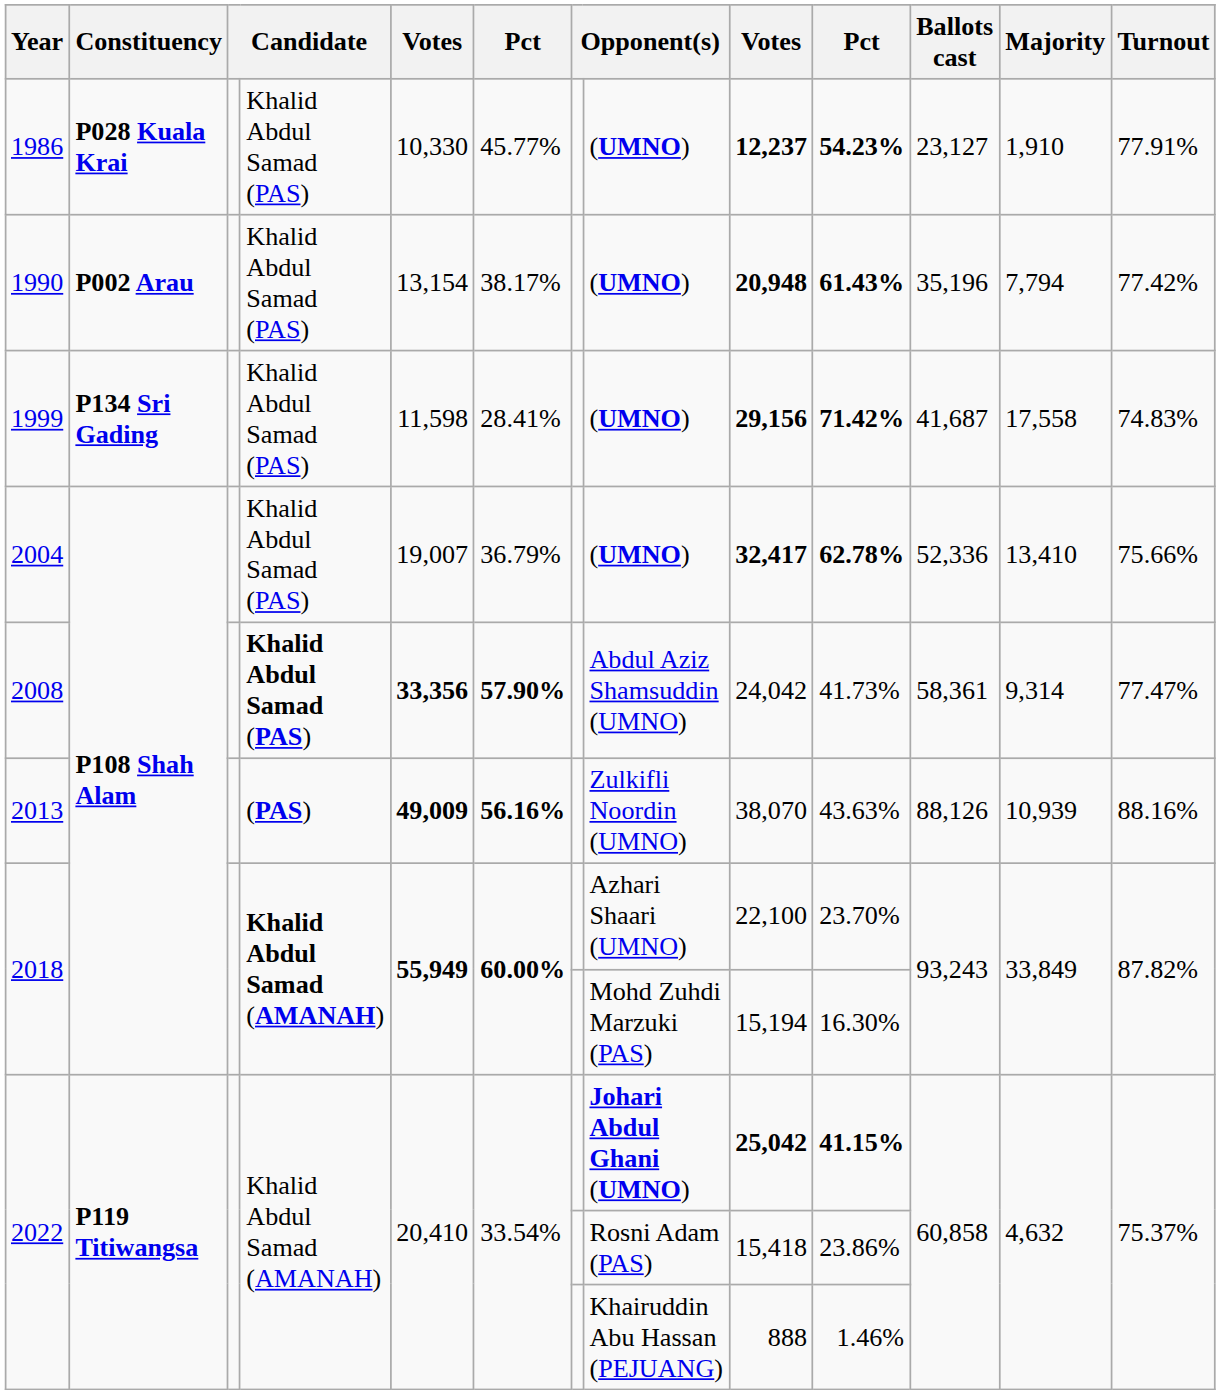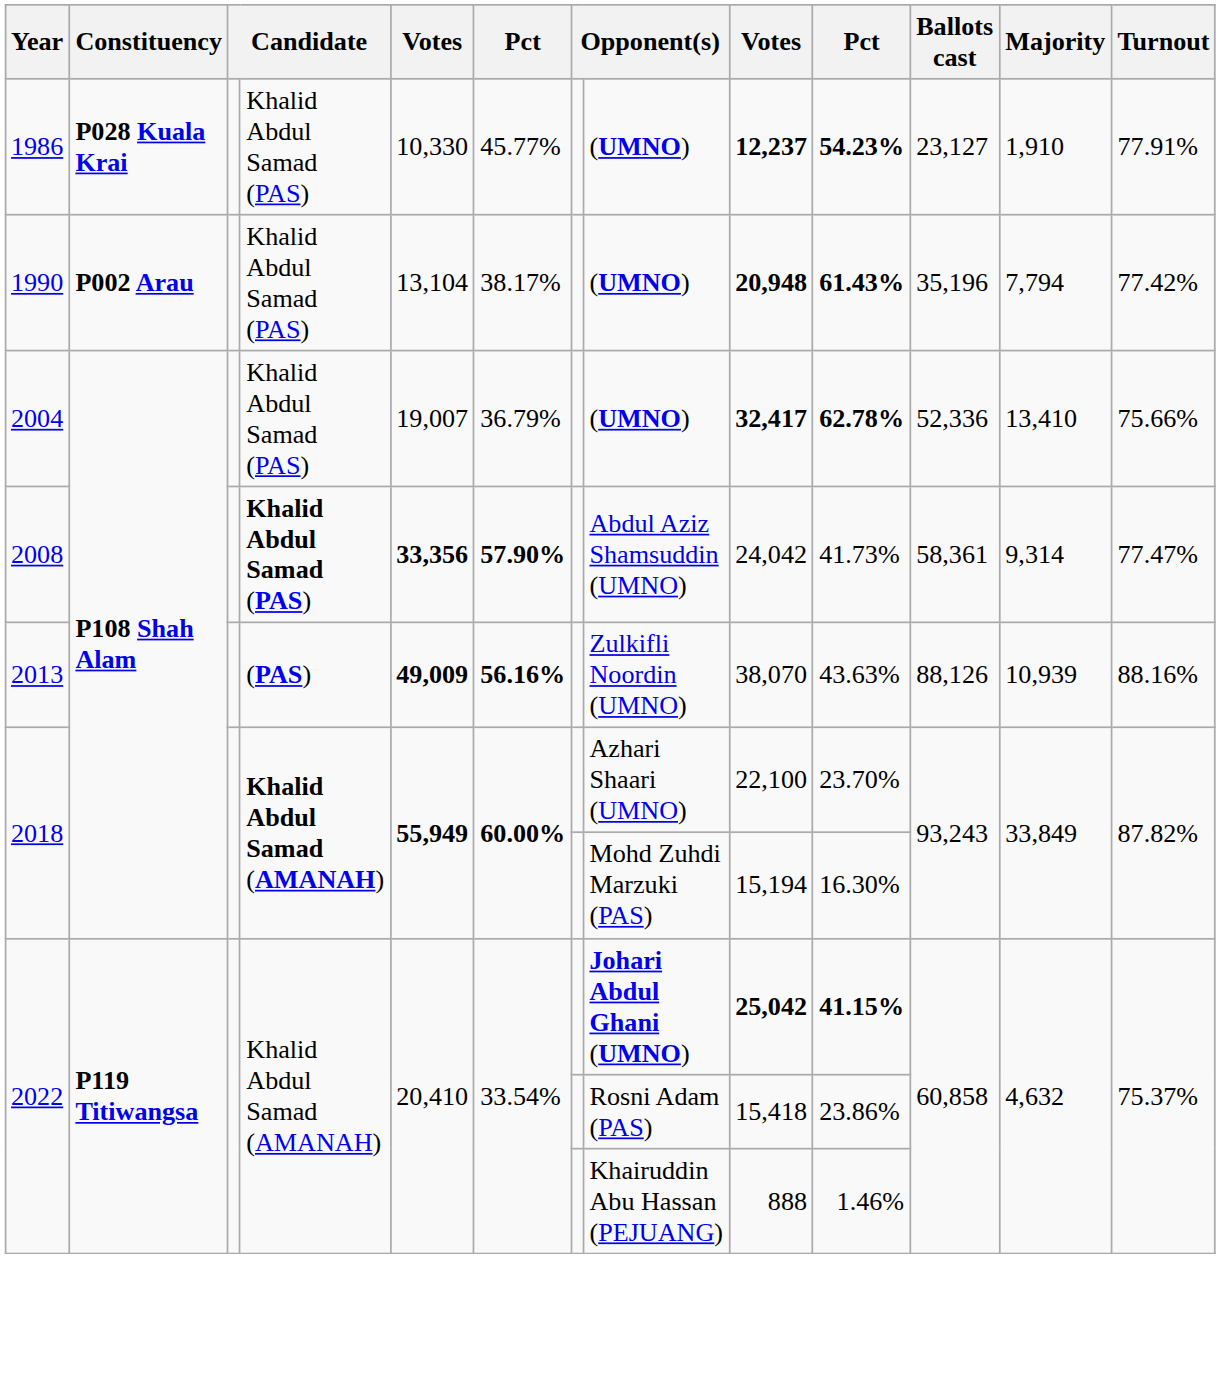(432, 282) 13,154 -> (432, 282) 13,104
- row: (37, 418)
